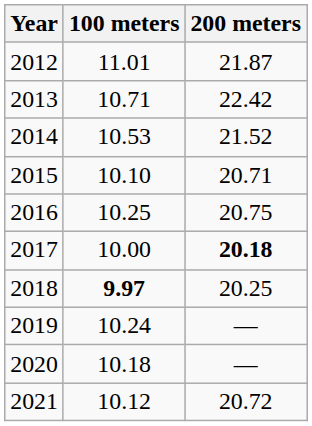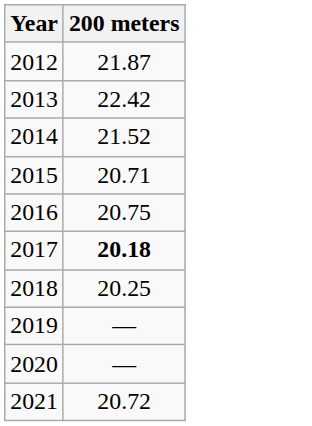- column: (124, 23)
